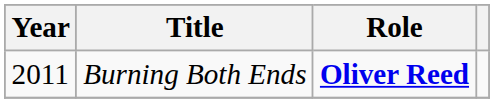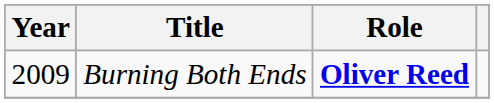(40, 73) 2011 -> (41, 73) 2009
